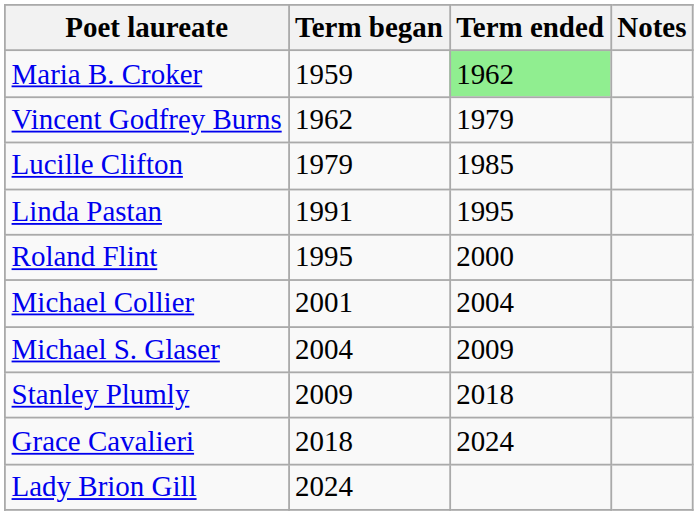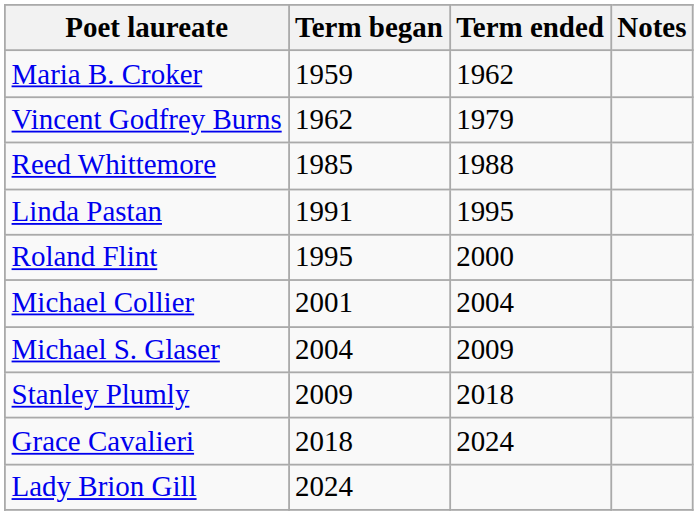(485, 73) lightgreen background -> (485, 73) no background
- row: (97, 165)
+ row: (114, 165)
